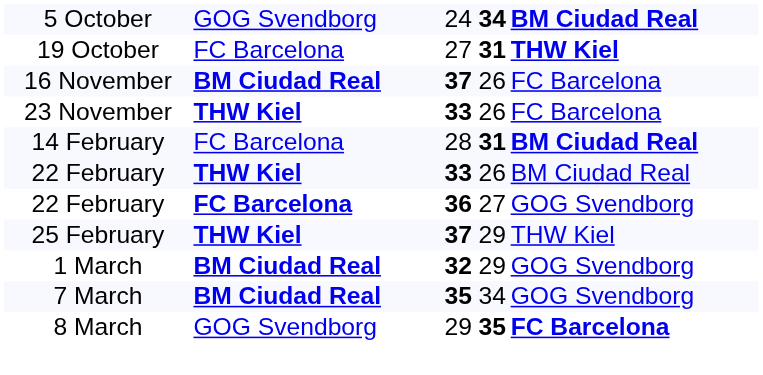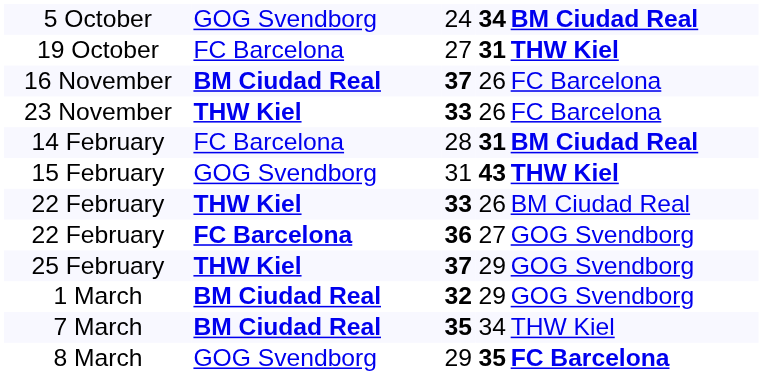+ row: (98, 173)
(563, 234) THW Kiel -> (602, 265) GOG Svendborg
(602, 296) GOG Svendborg -> (563, 327) THW Kiel
